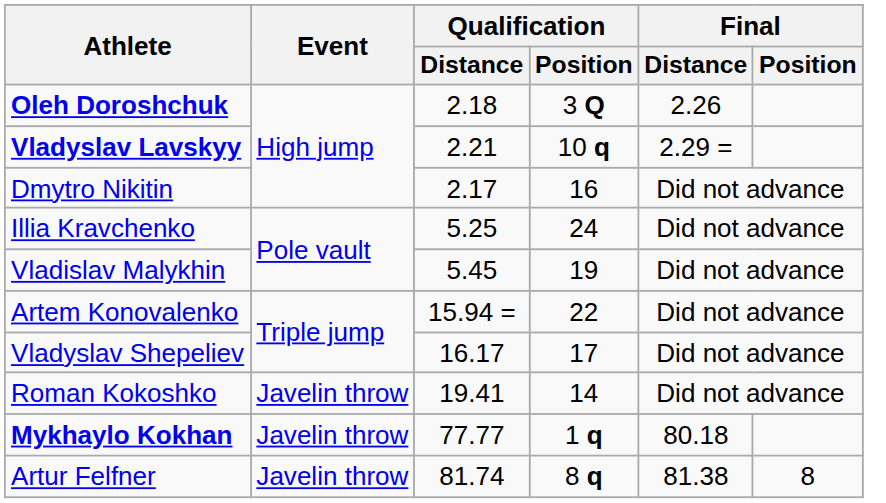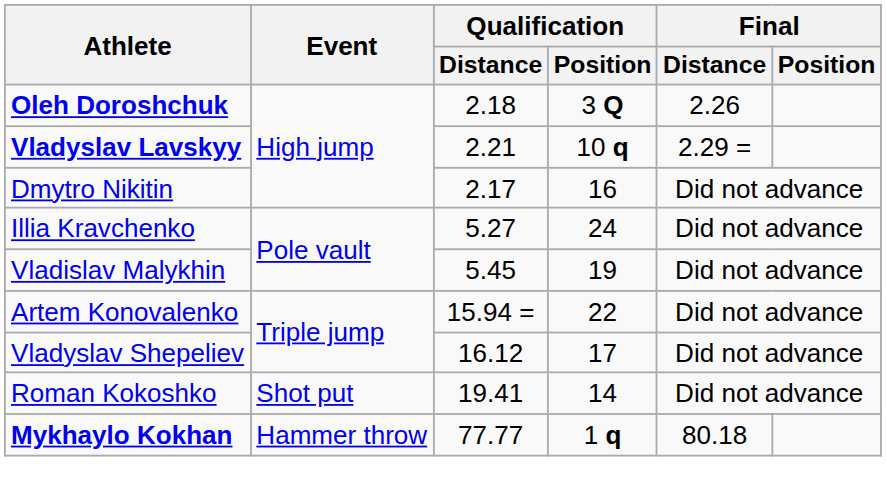(472, 229) 5.25 -> (491, 229) 5.27
(472, 353) 16.17 -> (491, 353) 16.12
(332, 394) Javelin throw -> (305, 394) Shot put
(332, 435) Javelin throw -> (342, 435) Hammer throw
- row: (83, 477)
